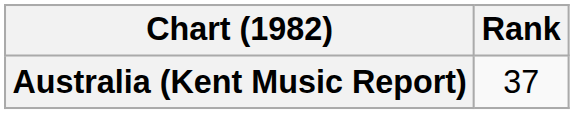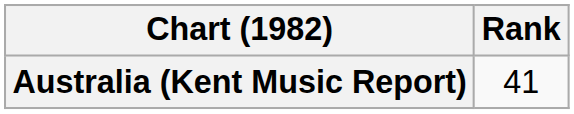(521, 81) 37 -> (521, 81) 41
